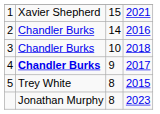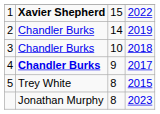(59, 13) normal -> (62, 13) bold
(138, 13) 2021 -> (140, 13) 2022
(138, 30) 2016 -> (140, 30) 2019
